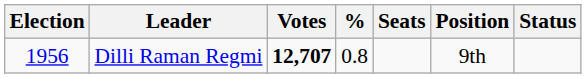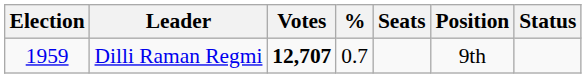(47, 55) 1956 -> (47, 55) 1959
(355, 55) 0.8 -> (355, 55) 0.7
